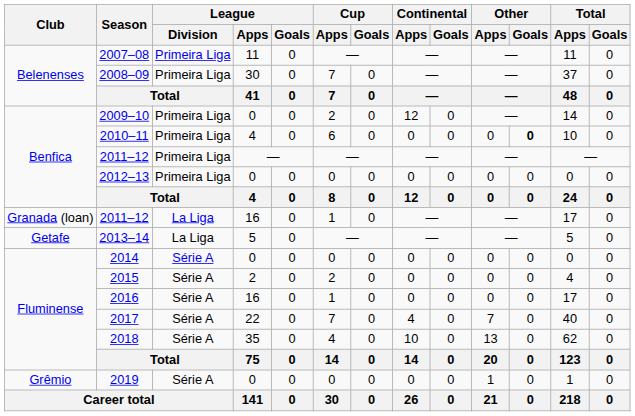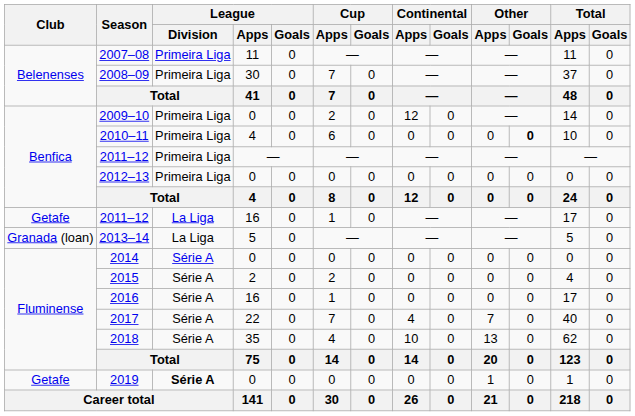(50, 217) Granada (loan) -> (50, 217) Getafe
(50, 237) Getafe -> (50, 237) Granada (loan)
(50, 380) Grêmio -> (50, 380) Getafe
(193, 380) normal -> (193, 380) bold
